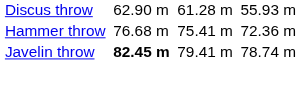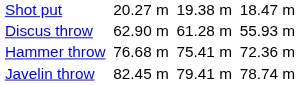+ row: (33, 10)
(141, 52) bold -> (141, 73) normal
